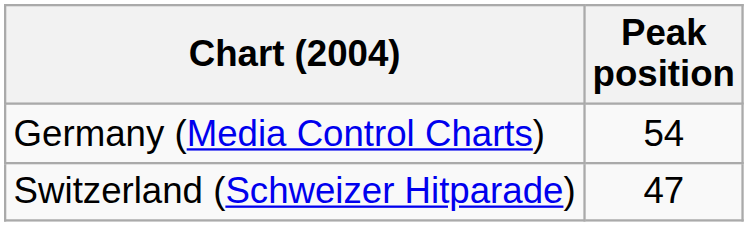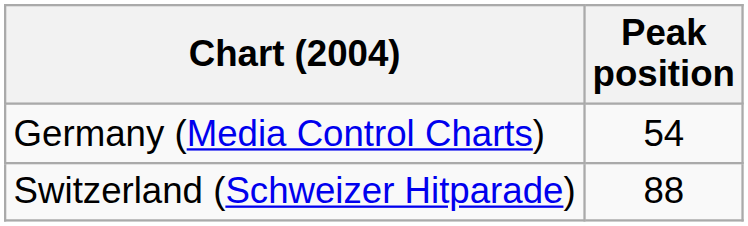(664, 190) 47 -> (664, 190) 88
